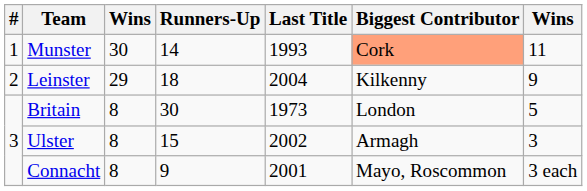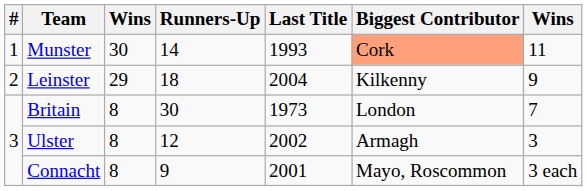(533, 110) 5 -> (533, 110) 7
(169, 140) 15 -> (169, 140) 12
